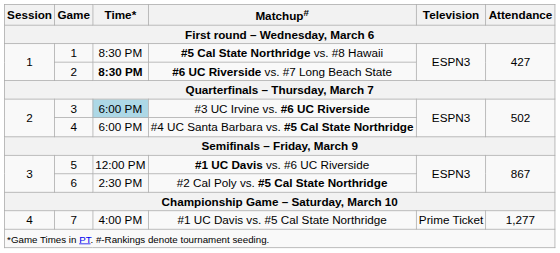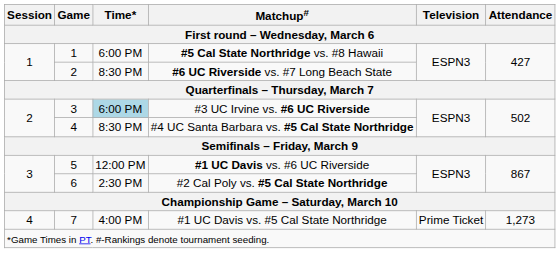(120, 53) 8:30 PM -> (120, 53) 6:00 PM
(120, 72) bold -> (120, 72) normal
(120, 127) 6:00 PM -> (120, 127) 8:30 PM
(520, 220) 1,277 -> (520, 220) 1,273
